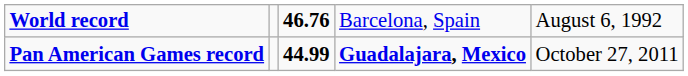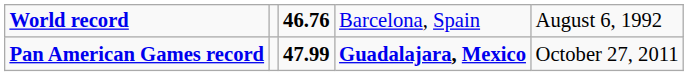(306, 53) 44.99 -> (306, 53) 47.99
